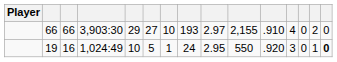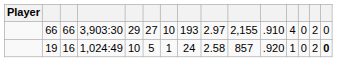(214, 48) 2.95 -> (214, 48) 2.58
(244, 48) 550 -> (244, 48) 857
(292, 48) 3 -> (292, 48) 1
(315, 48) 1 -> (315, 48) 2
